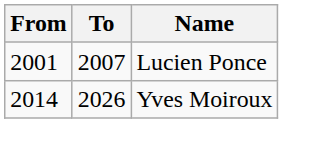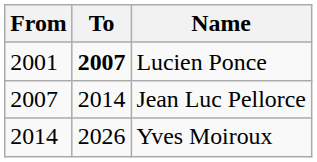(102, 61) normal -> (102, 61) bold
+ row: (221, 99)
